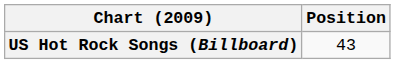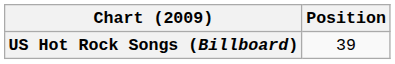(346, 45) 43 -> (346, 45) 39
